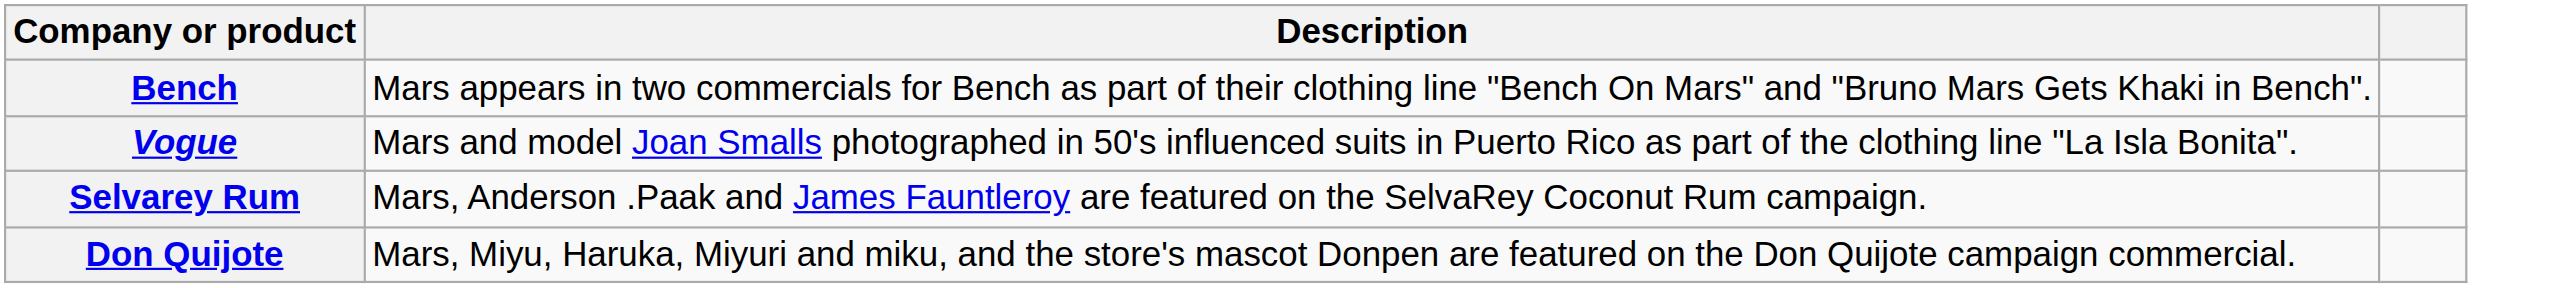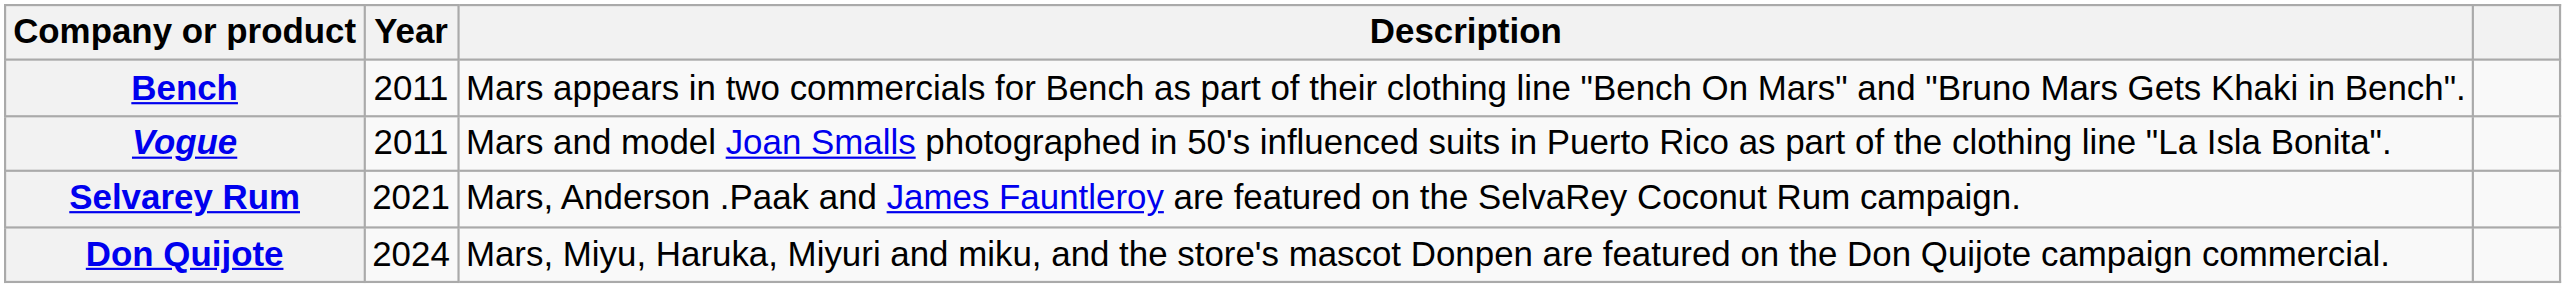+ column: (411, 32)
